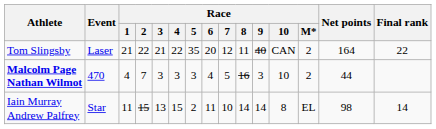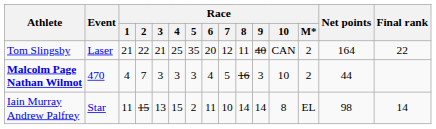(177, 50) 22 -> (177, 50) 25
